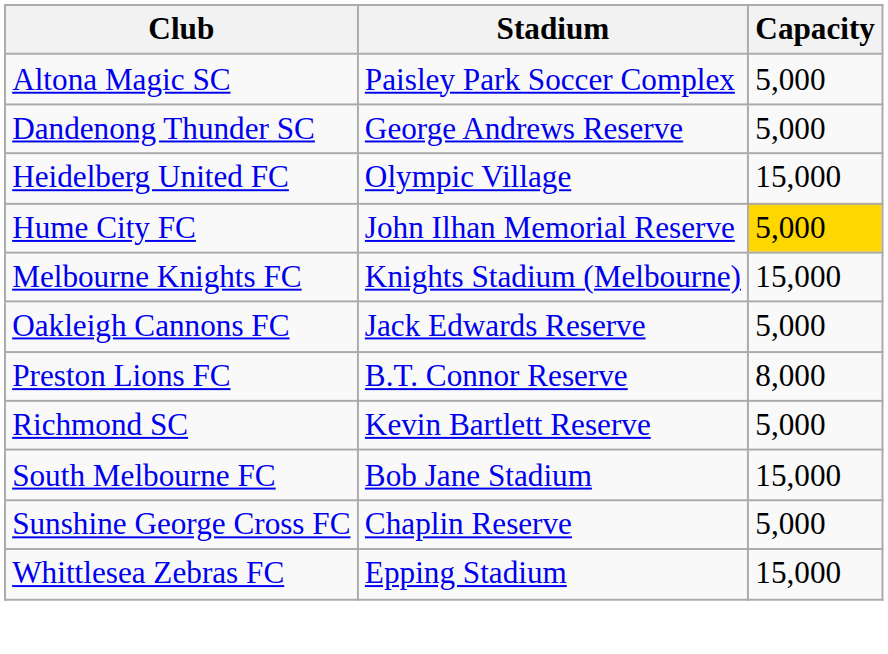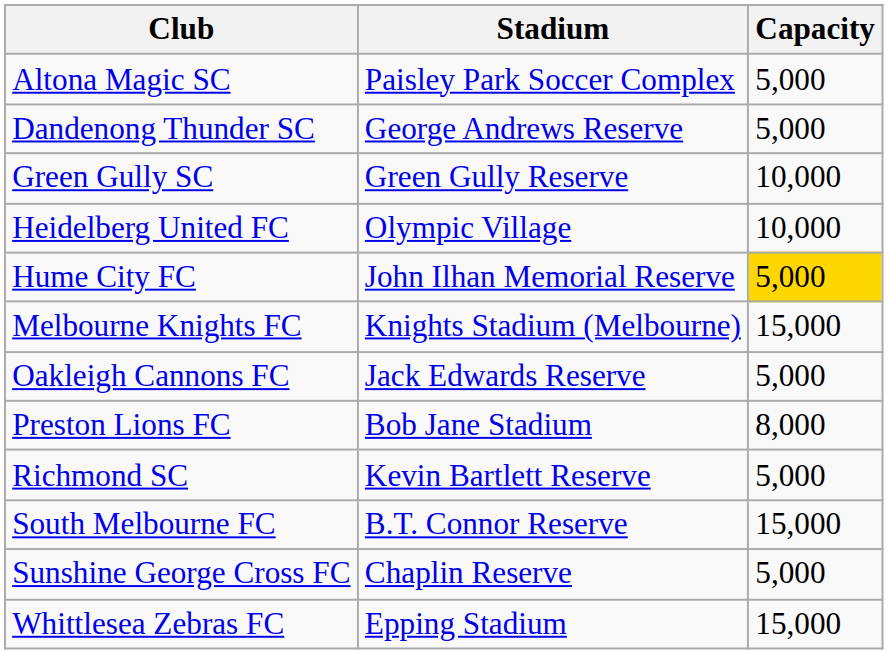+ row: (113, 177)
(798, 177) 15,000 -> (798, 227) 10,000
(496, 375) B.T. Connor Reserve -> (478, 425) Bob Jane Stadium
(478, 474) Bob Jane Stadium -> (496, 524) B.T. Connor Reserve
